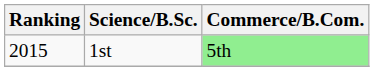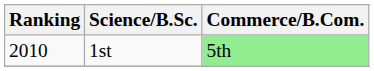(28, 50) 2015 -> (28, 50) 2010
